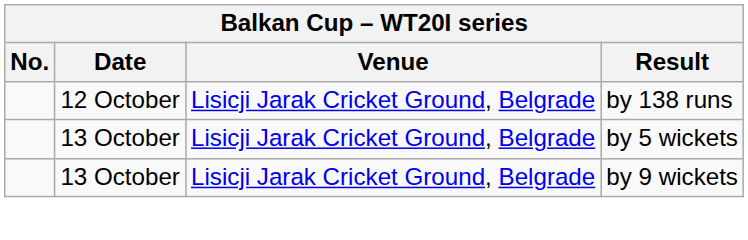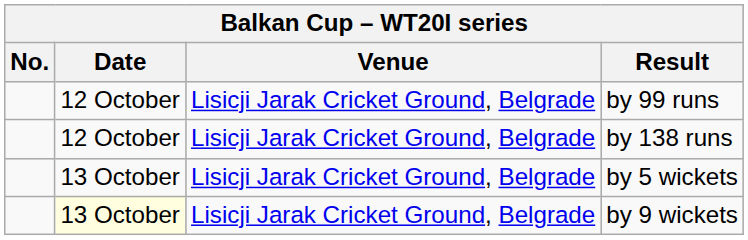+ row: (663, 100)
(120, 176) no background -> (120, 215) lightyellow background
